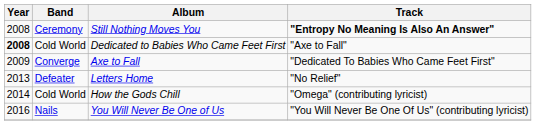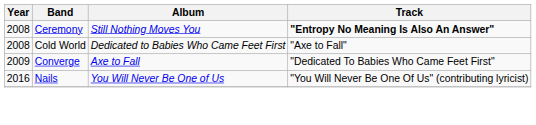(18, 45) bold -> (18, 45) normal
- row: (122, 78)
- row: (135, 95)
